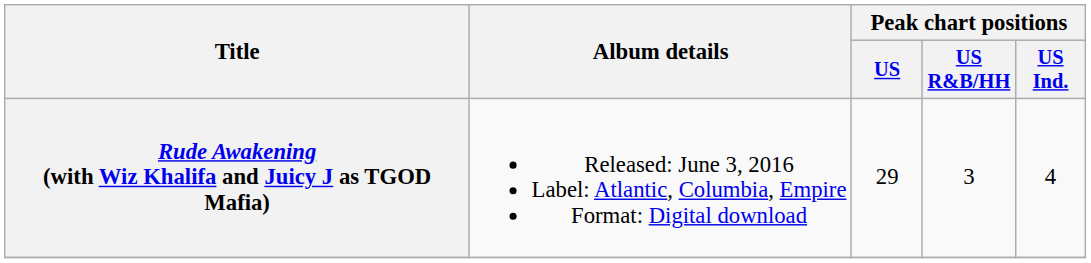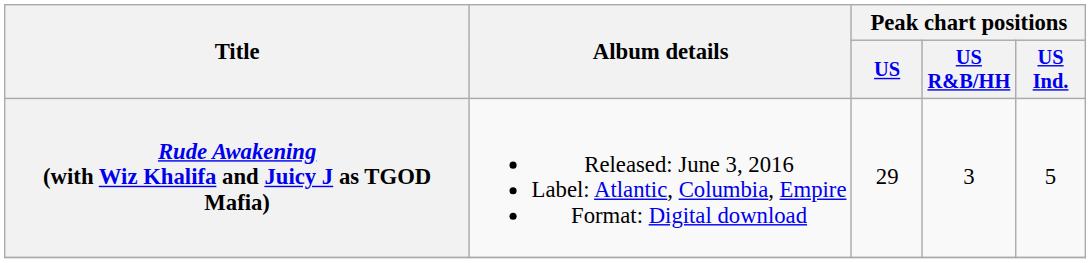(1051, 177) 4 -> (1051, 177) 5
